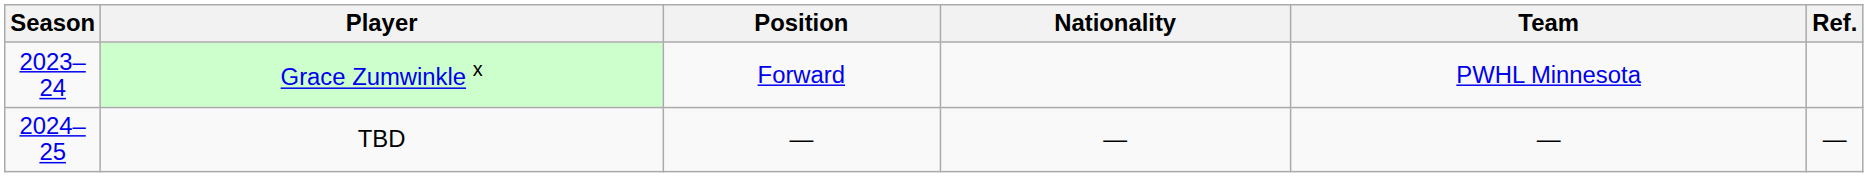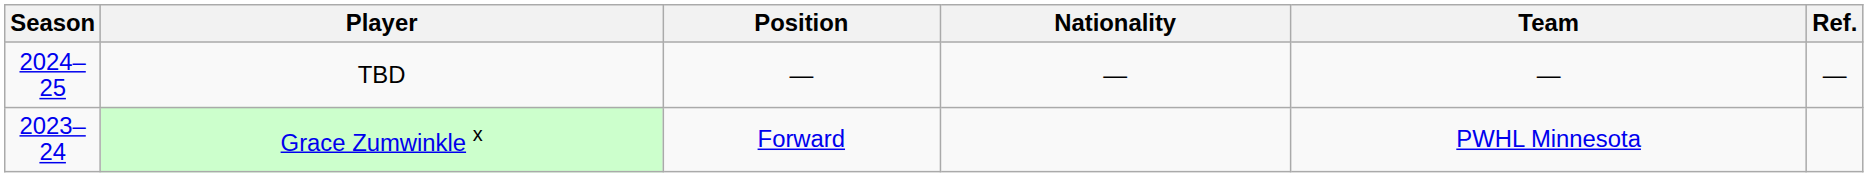rows swapped: (382, 74) <-> (382, 139)
